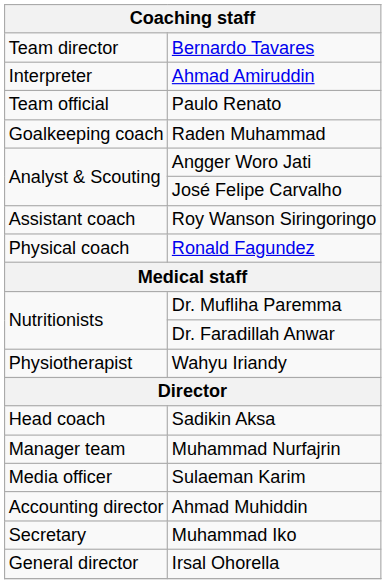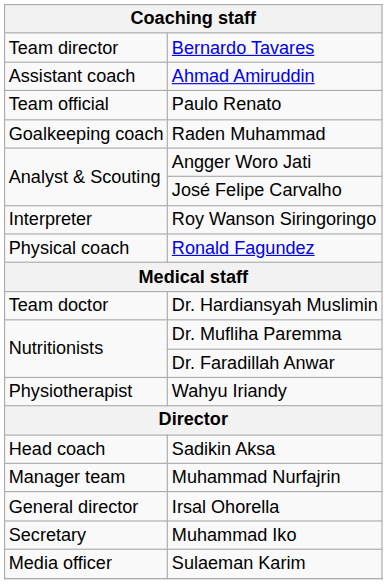(50, 76) Interpreter -> (72, 76) Assistant coach
(72, 219) Assistant coach -> (50, 219) Interpreter
+ row: (275, 305)
rows swapped: (226, 563) <-> (239, 477)
- row: (240, 506)
